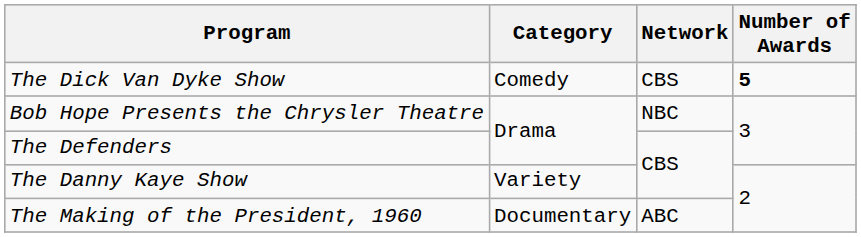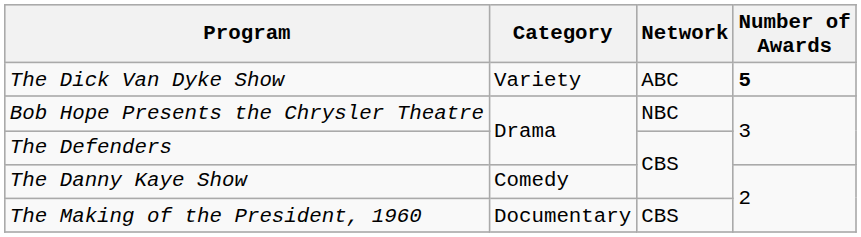(531, 80) Comedy -> (538, 80) Variety
(660, 80) CBS -> (660, 80) ABC
(538, 181) Variety -> (531, 181) Comedy
(660, 215) ABC -> (660, 215) CBS
